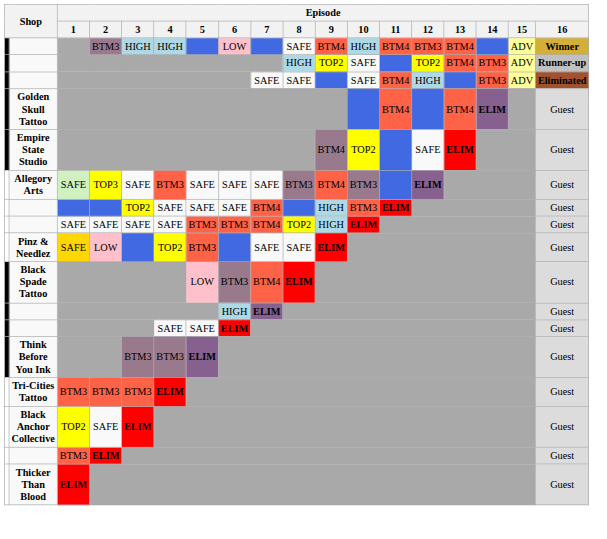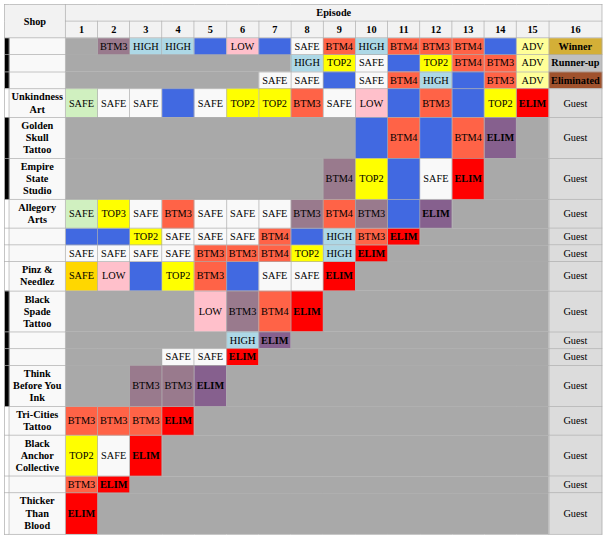+ row: (37, 103)
